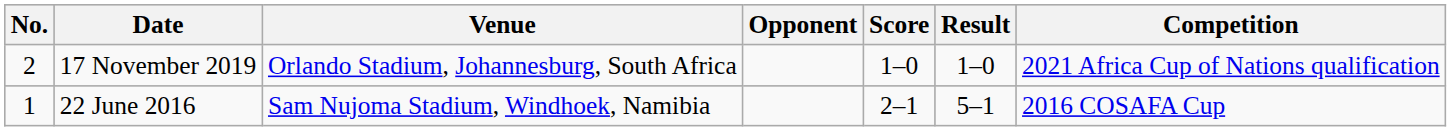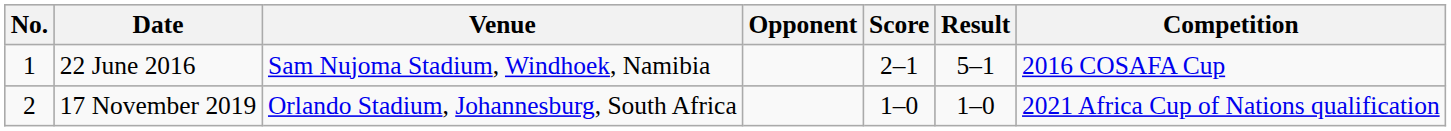rows swapped: (128, 105) <-> (158, 65)
